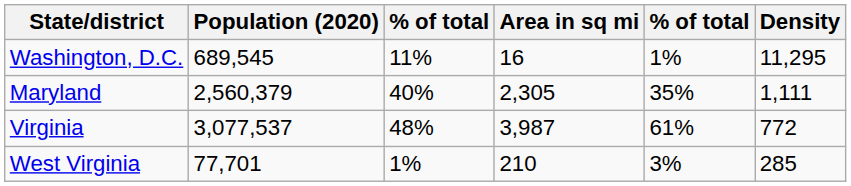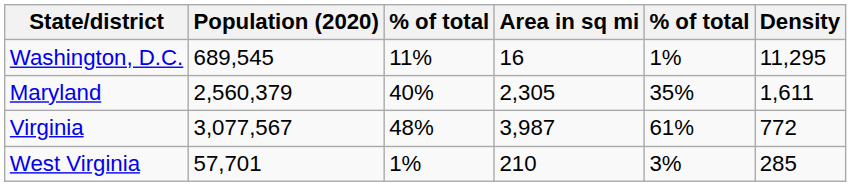(786, 92) 1,111 -> (787, 92) 1,611
(243, 127) 3,077,537 -> (243, 127) 3,077,567
(228, 163) 77,701 -> (228, 163) 57,701
